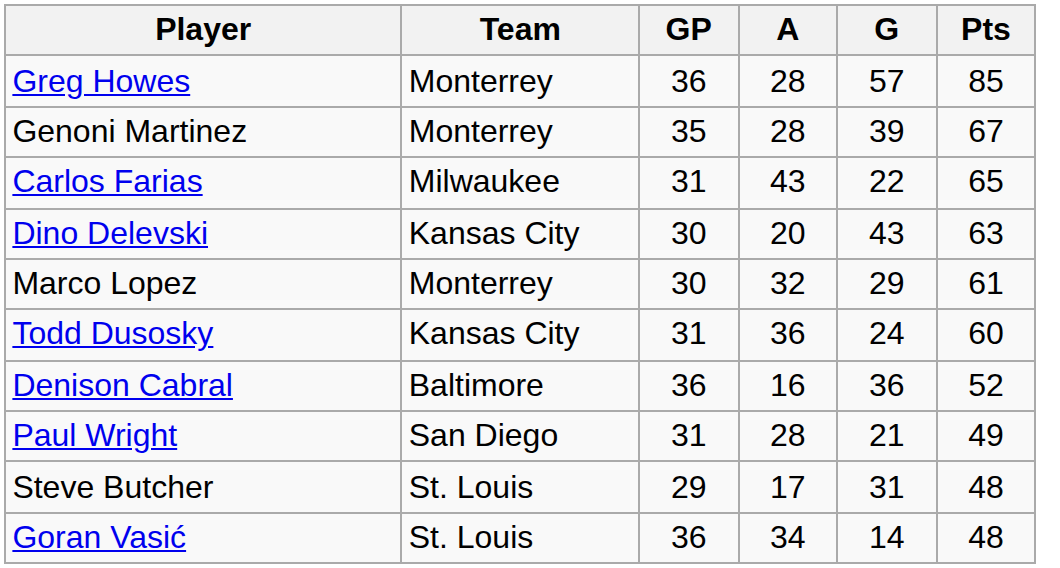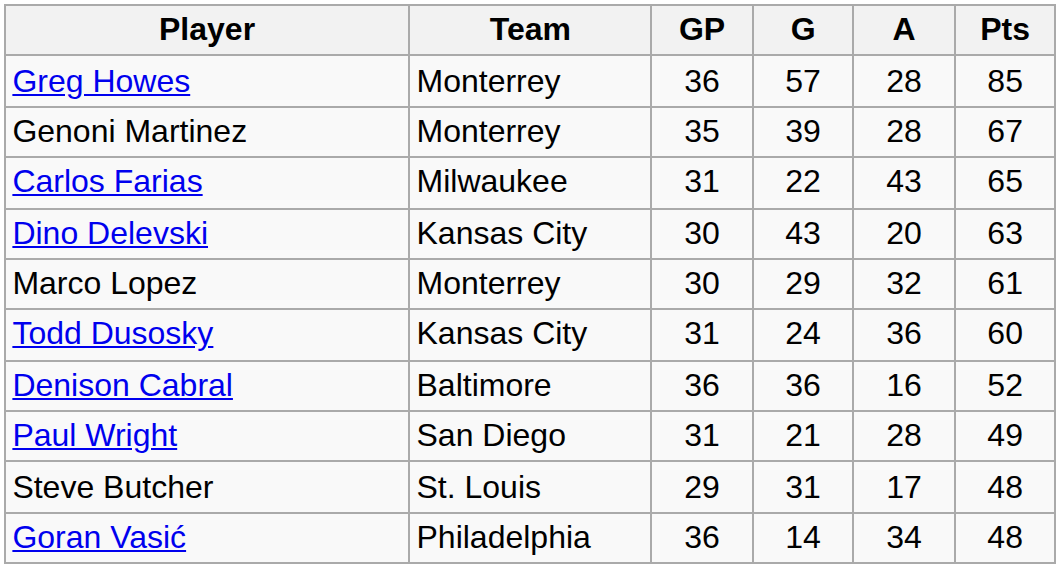columns swapped: (887, 29) <-> (788, 29)
(471, 537) St. Louis -> (504, 537) Philadelphia
